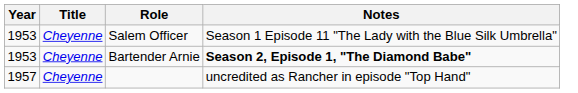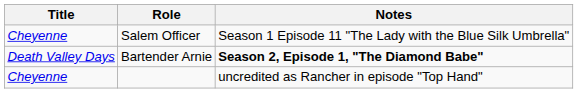- column: (22, 14)
(73, 56) Cheyenne -> (61, 56) Death Valley Days
